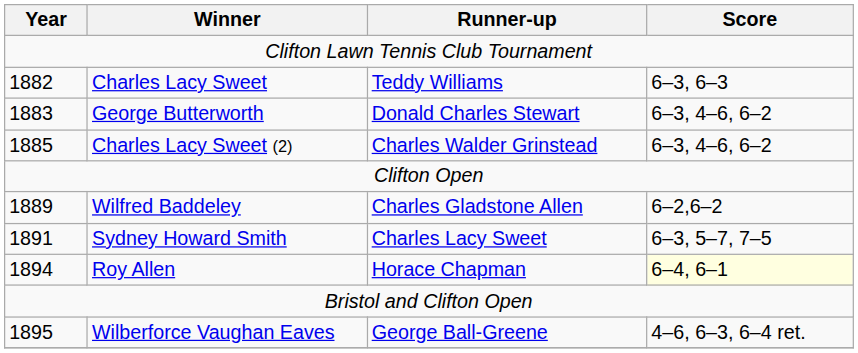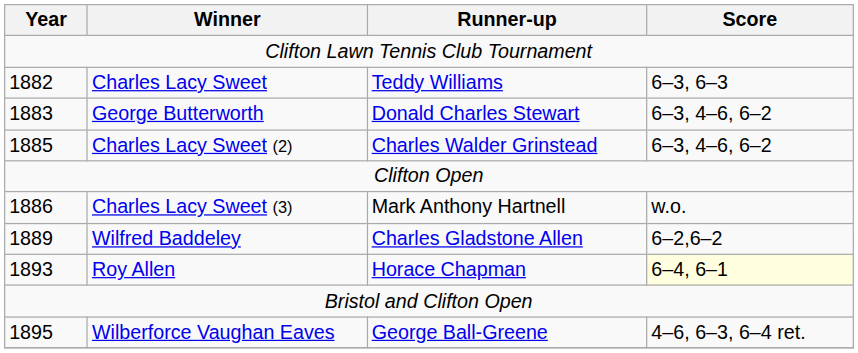+ row: (192, 207)
- row: (189, 238)
(31, 269) 1894 -> (31, 269) 1893
